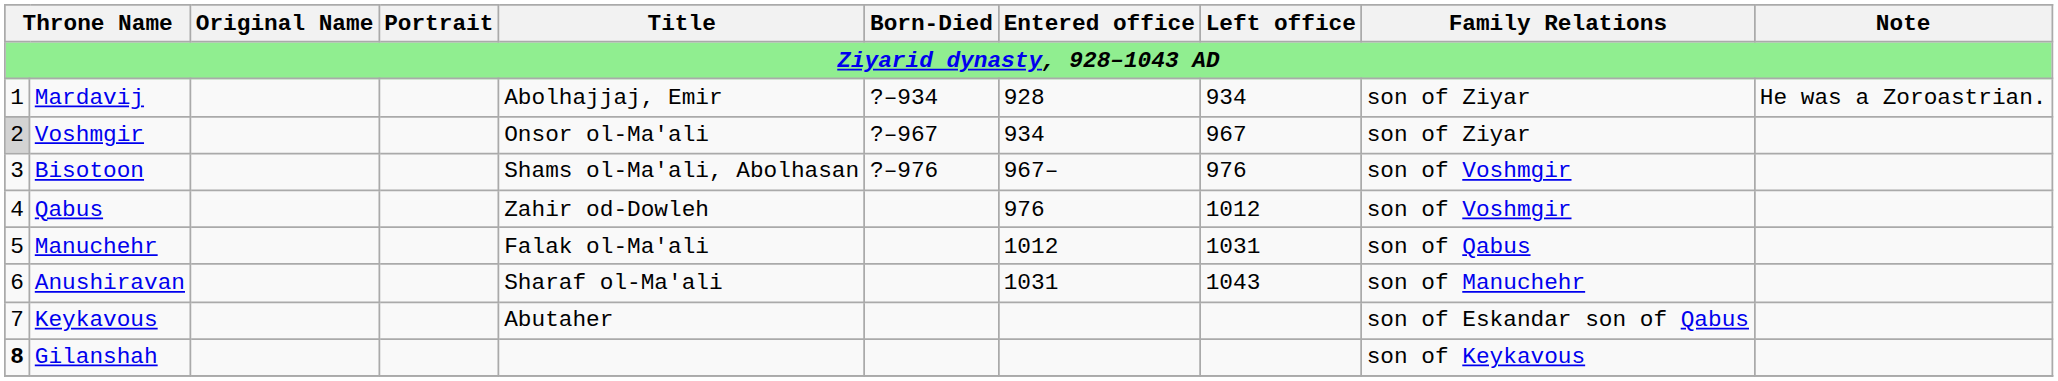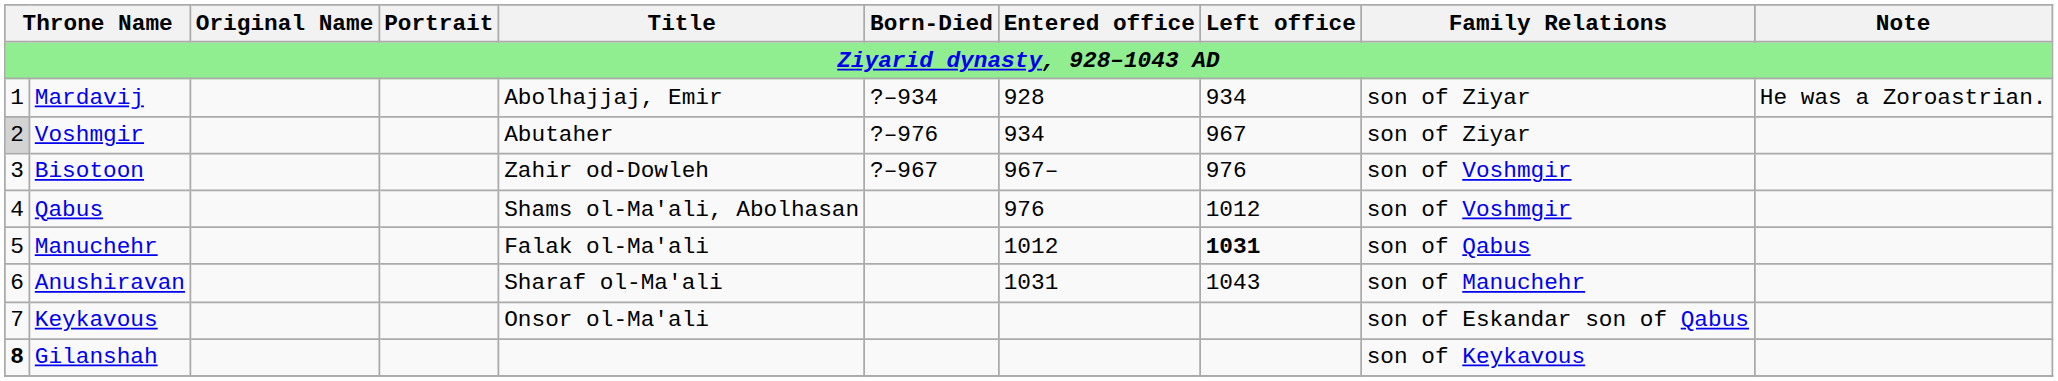(607, 135) Onsor ol-Ma'ali -> (559, 135) Abutaher
(904, 135) ?–967 -> (904, 135) ?–976
(682, 172) Shams ol-Ma'ali, Abolhasan -> (607, 172) Zahir od-Dowleh
(904, 172) ?–976 -> (904, 172) ?–967
(607, 209) Zahir od-Dowleh -> (682, 209) Shams ol-Ma'ali, Abolhasan
(1233, 246) normal -> (1233, 246) bold
(559, 320) Abutaher -> (607, 320) Onsor ol-Ma'ali
